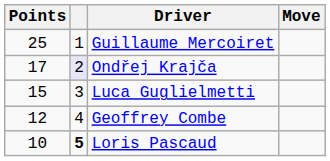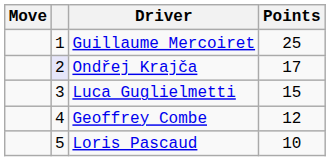columns swapped: (301, 17) <-> (37, 17)
(79, 144) bold -> (60, 144) normal
